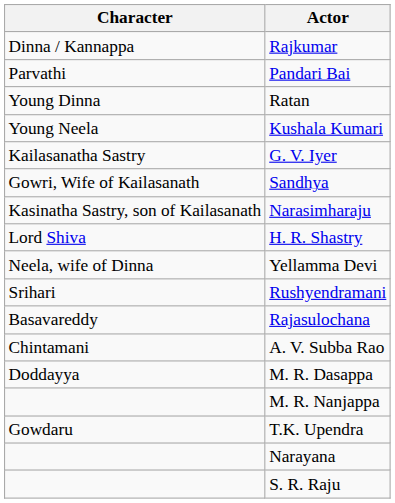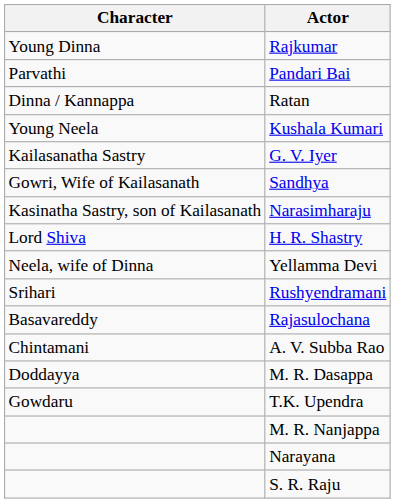(71, 45) Dinna / Kannappa -> (54, 45) Young Dinna
(54, 100) Young Dinna -> (71, 100) Dinna / Kannappa
rows swapped: (316, 429) <-> (324, 401)
